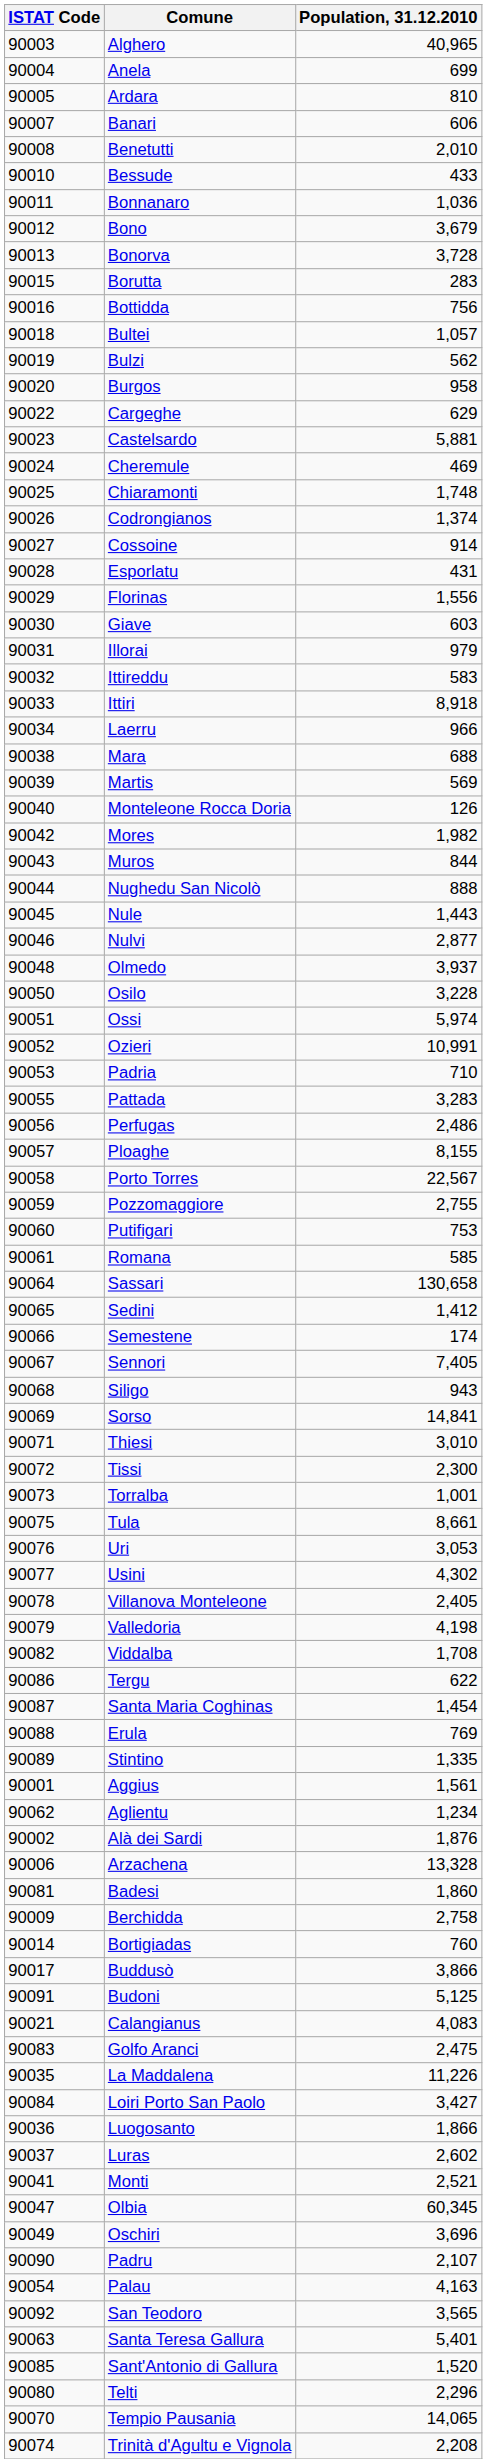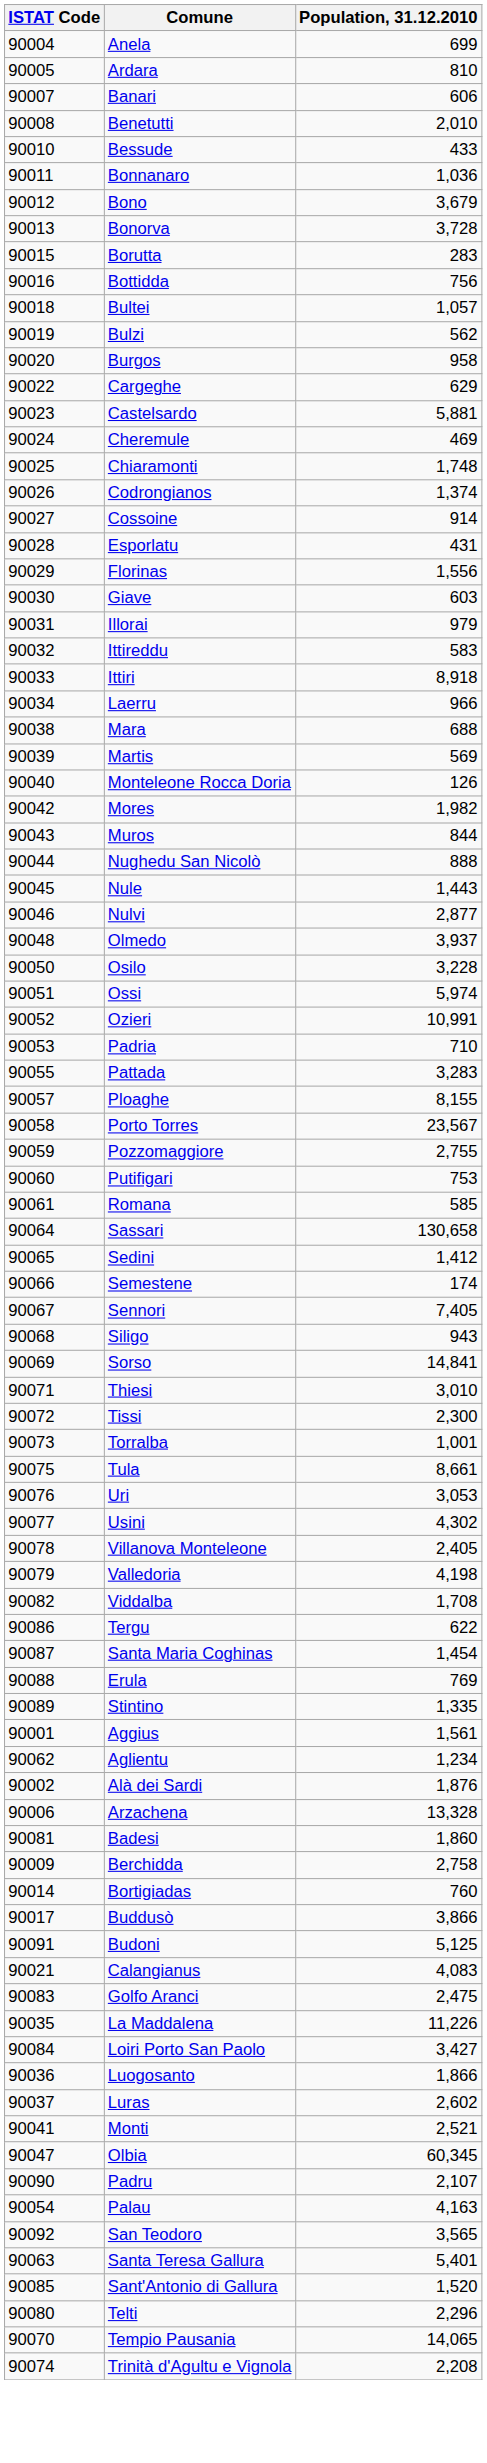- row: (137, 44)
- row: (141, 1126)
(452, 1178) 22,567 -> (452, 1126) 23,567
- row: (134, 2234)
